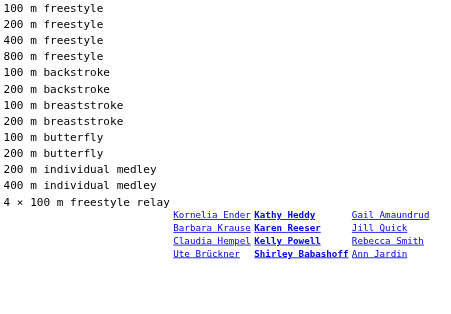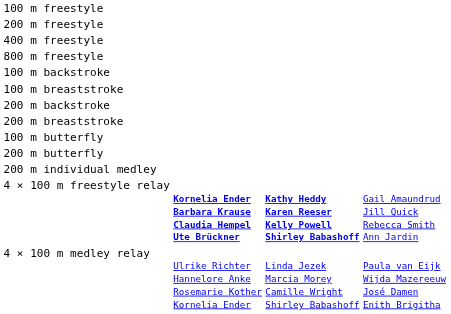rows swapped: (57, 89) <-> (63, 105)
- row: (80, 186)
(212, 234) normal -> (212, 217) bold
+ row: (77, 253)
